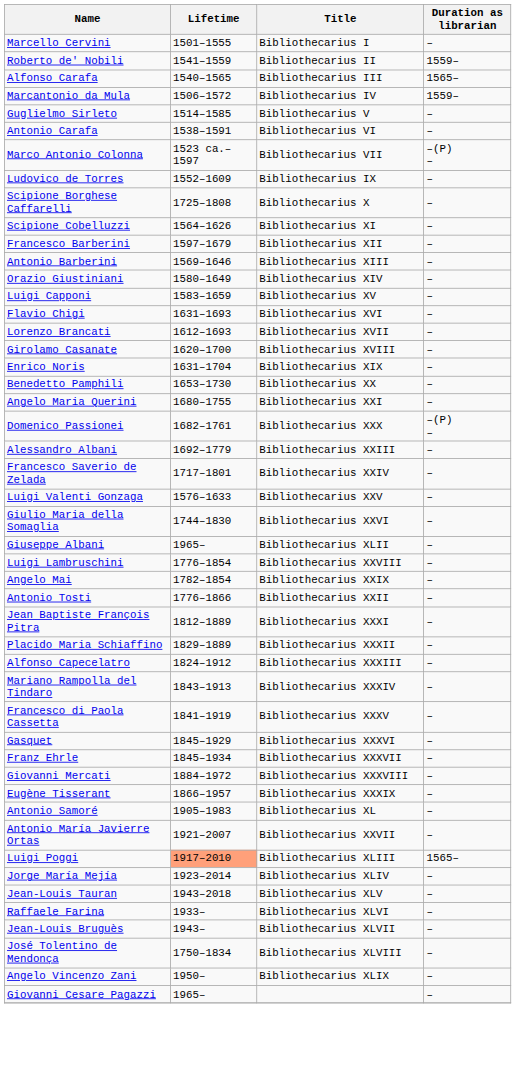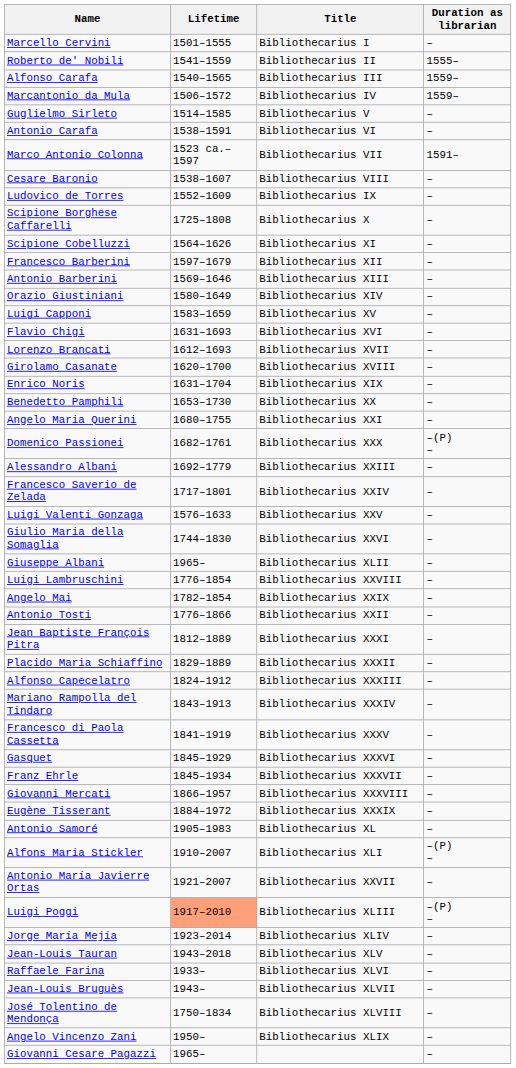(443, 61) 1559– -> (443, 61) 1555–
(443, 78) 1565– -> (443, 78) 1559–
(439, 155) –(P) – -> (443, 155) 1591–
+ row: (52, 179)
(202, 776) 1884–1972 -> (202, 794) 1866–1957
(202, 794) 1866–1957 -> (202, 811) 1884–1972
+ row: (75, 852)
(443, 859) 1565– -> (439, 913) –(P) –
